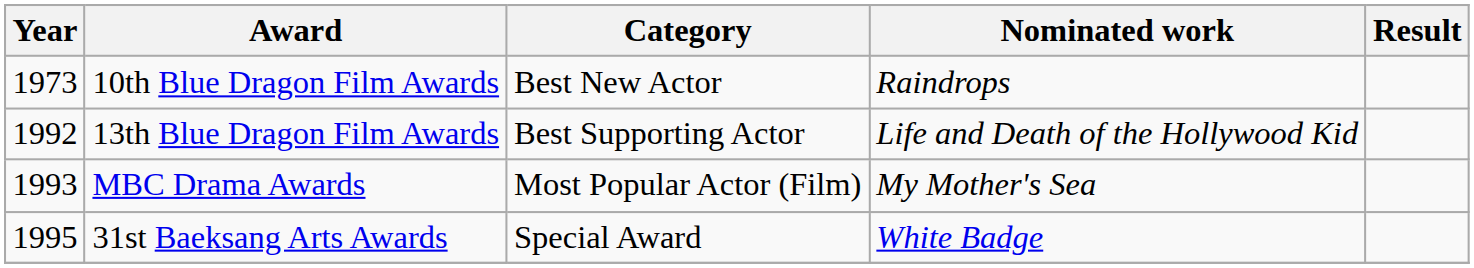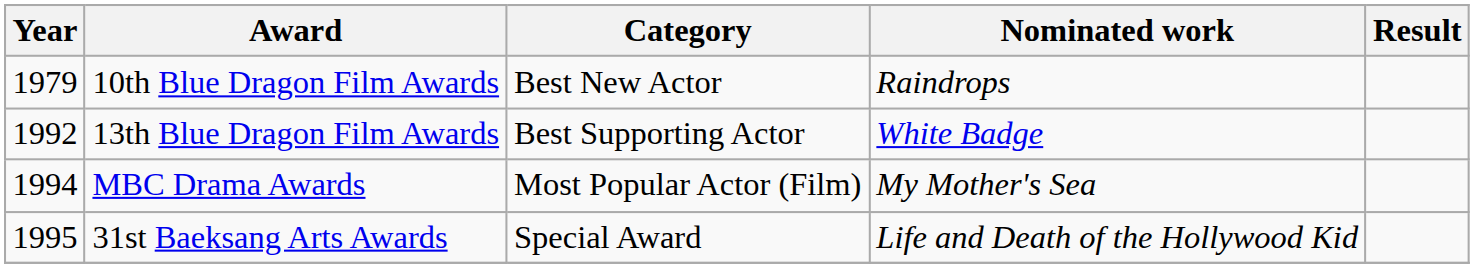(45, 81) 1973 -> (45, 81) 1979
(1117, 133) Life and Death of the Hollywood Kid -> (960, 133) White Badge
(45, 184) 1993 -> (45, 184) 1994
(960, 236) White Badge -> (1117, 236) Life and Death of the Hollywood Kid
